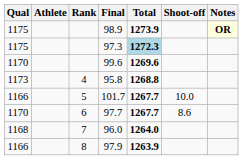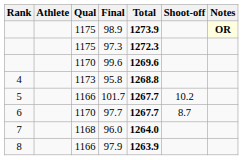columns swapped: (84, 12) <-> (18, 12)
(144, 46) lightblue background -> (144, 46) no background
(185, 96) 10.0 -> (185, 96) 10.2
(185, 113) 8.6 -> (185, 113) 8.7
